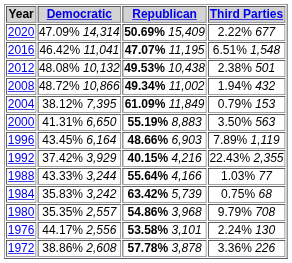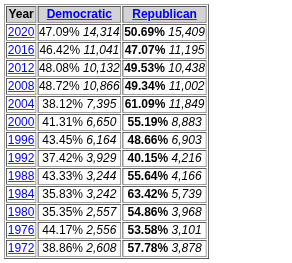- column: (246, 14)
